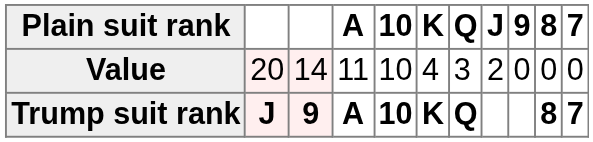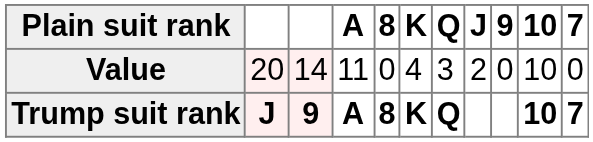columns swapped: (396, 26) <-> (549, 26)
